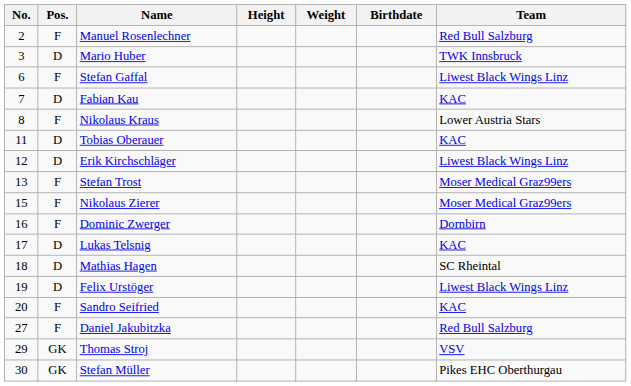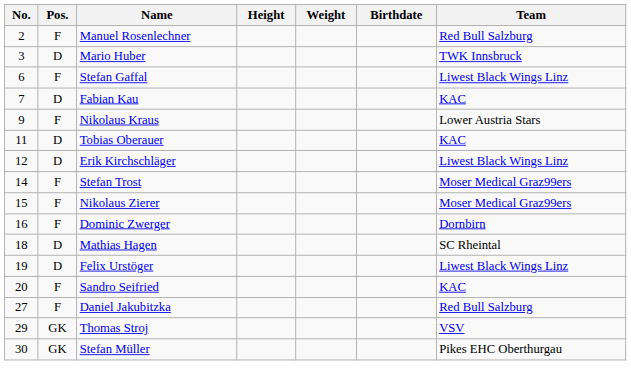(21, 119) 8 -> (21, 119) 9
(21, 182) 13 -> (21, 182) 14
- row: (115, 245)
